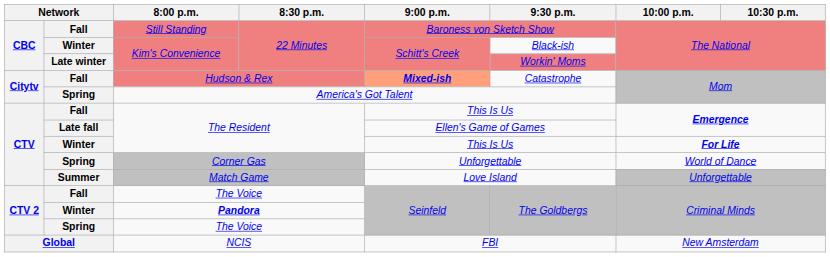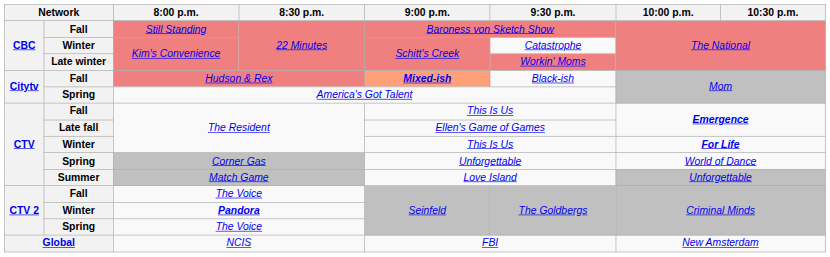(553, 45) Black-ish -> (553, 45) Catastrophe
(553, 78) Catastrophe -> (553, 78) Black-ish
